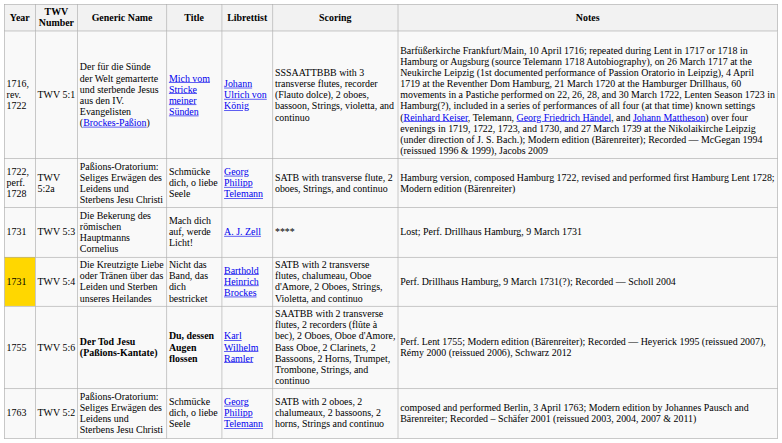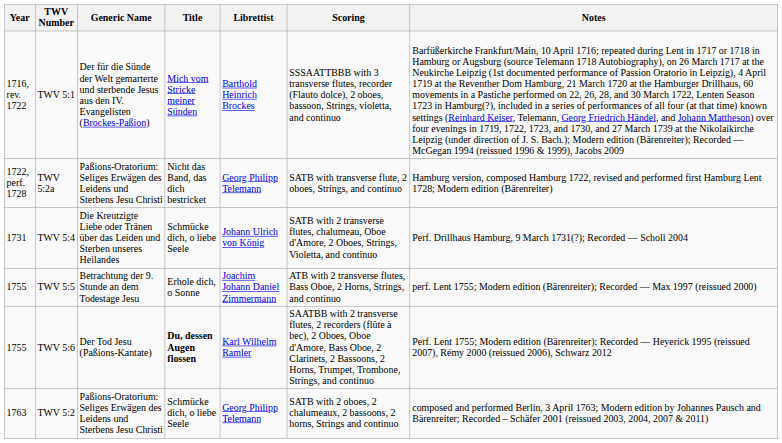(245, 95) Johann Ulrich von König -> (240, 95) Barthold Heinrich Brockes
(193, 183) Schmücke dich, o liebe Seele -> (187, 183) Nicht das Band, das dich bestricket
- row: (56, 232)
(17, 281) gold background -> (17, 238) no background
(188, 281) Nicht das Band, das dich bestricket -> (192, 238) Schmücke dich, o liebe Seele
(241, 281) Barthold Heinrich Brockes -> (250, 238) Johann Ulrich von König
+ row: (56, 287)
(119, 347) bold -> (116, 347) normal
